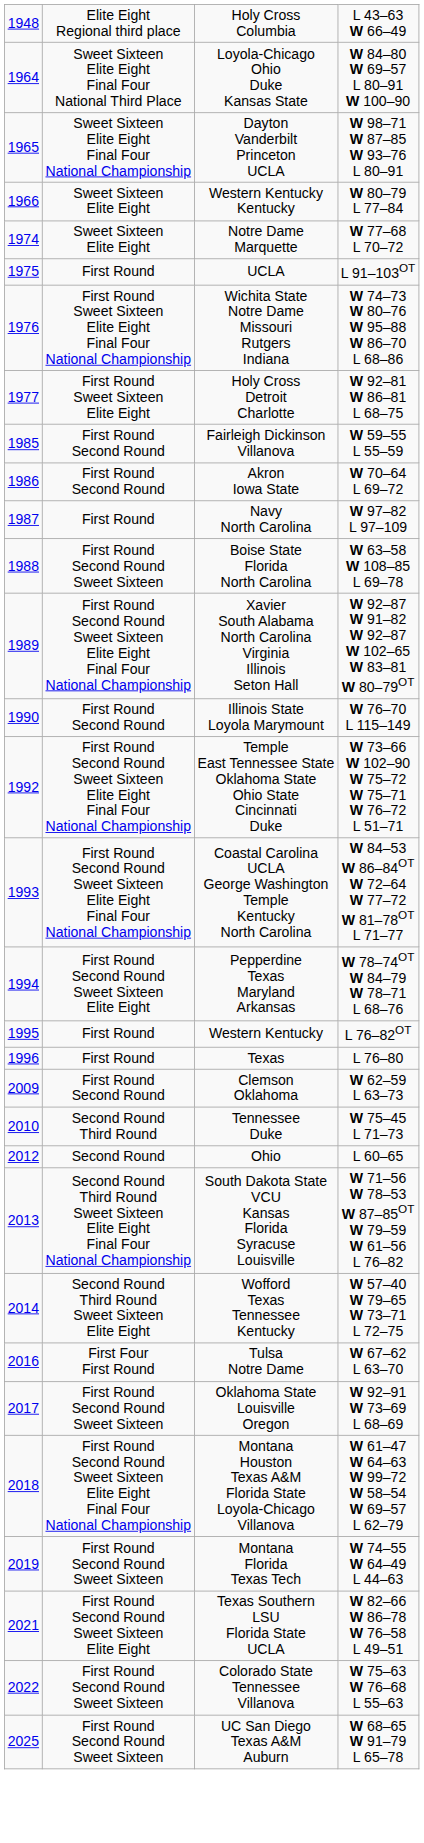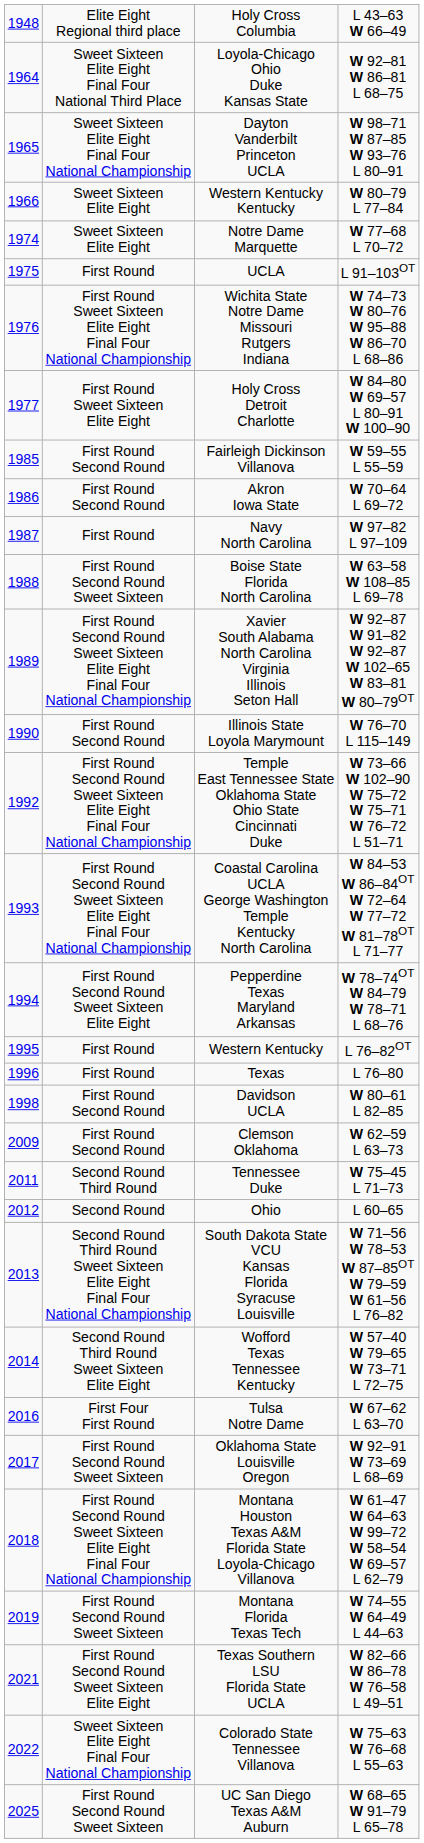(378, 77) W 84–80 W 69–57 L 80–91 W 100–90 -> (378, 77) W 92–81 W 86–81 L 68–75
(378, 397) W 92–81 W 86–81 L 68–75 -> (378, 405) W 84–80 W 69–57 L 80–91 W 100–90
+ row: (266, 1104)
(23, 1126) 2010 -> (23, 1180) 2011
(118, 1687) First Round Second Round Sweet Sixteen -> (118, 1749) Sweet Sixteen Elite Eight Final Four National Championship
